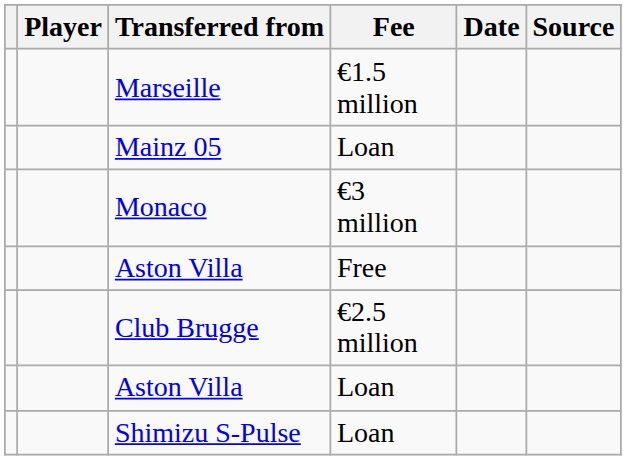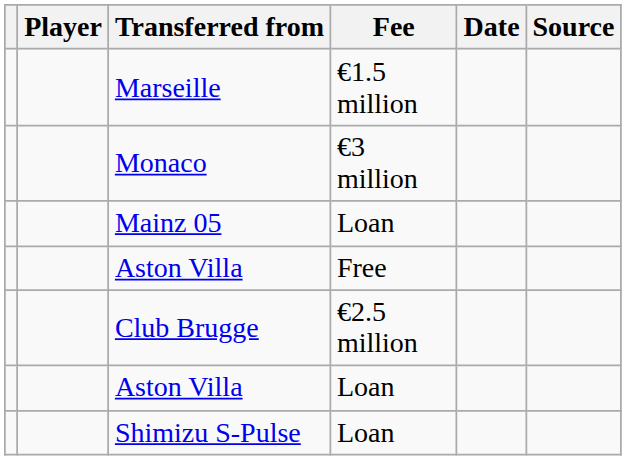rows swapped: (161, 207) <-> (168, 147)
